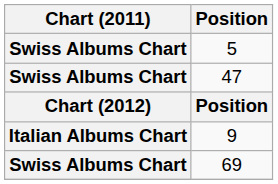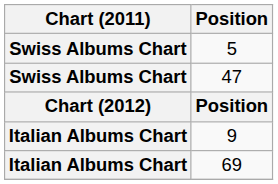(98, 164) Swiss Albums Chart -> (98, 164) Italian Albums Chart
